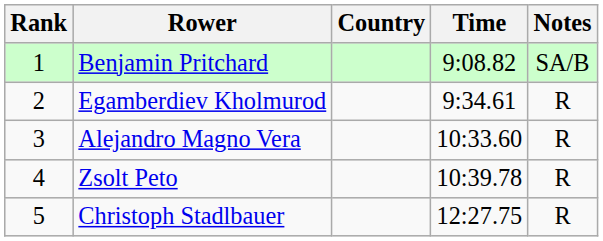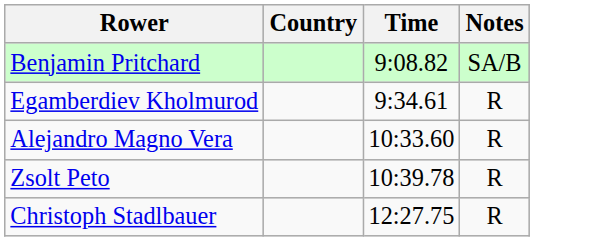- column: (39, 23)
